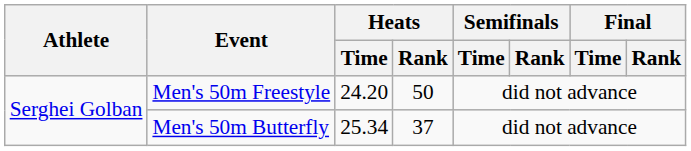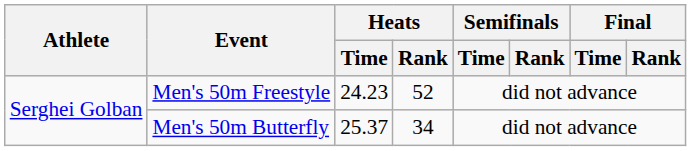(364, 92) 24.20 -> (364, 92) 24.23
(423, 92) 50 -> (423, 92) 52
(364, 127) 25.34 -> (364, 127) 25.37
(423, 127) 37 -> (423, 127) 34
